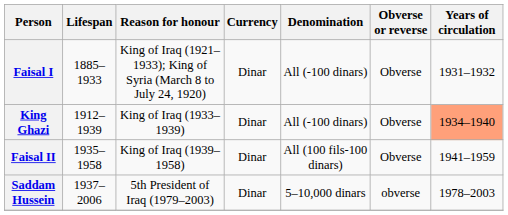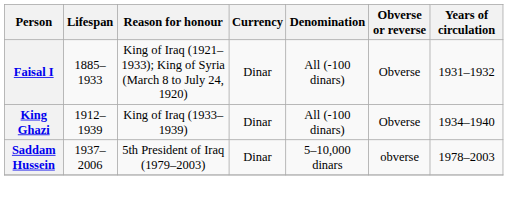(467, 122) lightsalmon background -> (467, 122) no background
- row: (33, 157)
